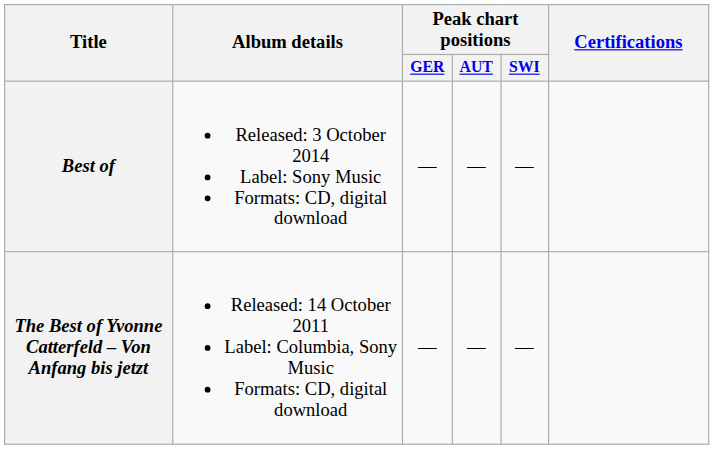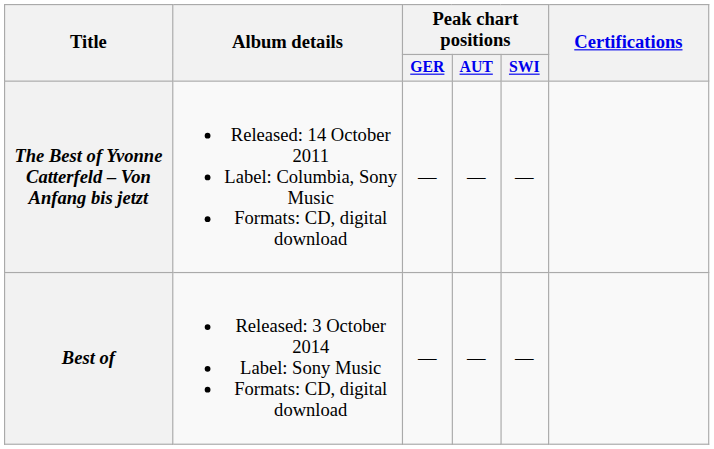rows swapped: (88, 347) <-> (88, 166)
